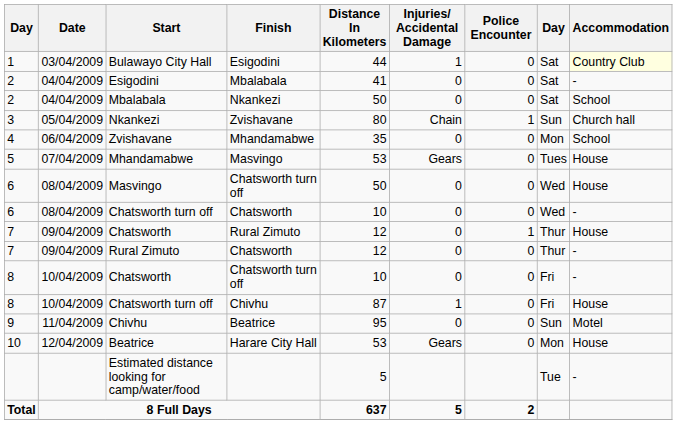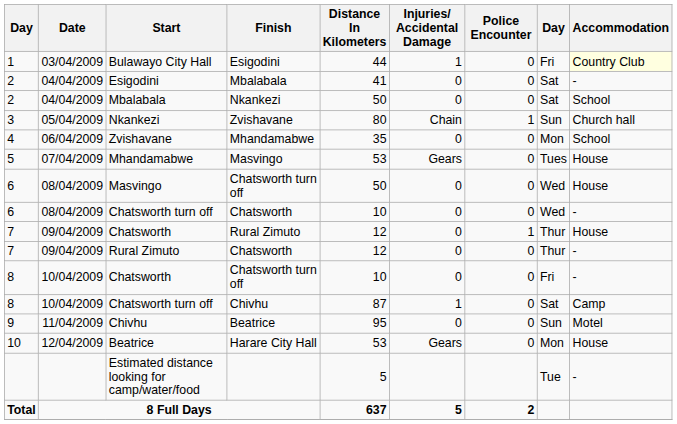(549, 61) Sat -> (547, 61) Fri
(547, 304) Fri -> (549, 304) Sat
(590, 304) House -> (589, 304) Camp
